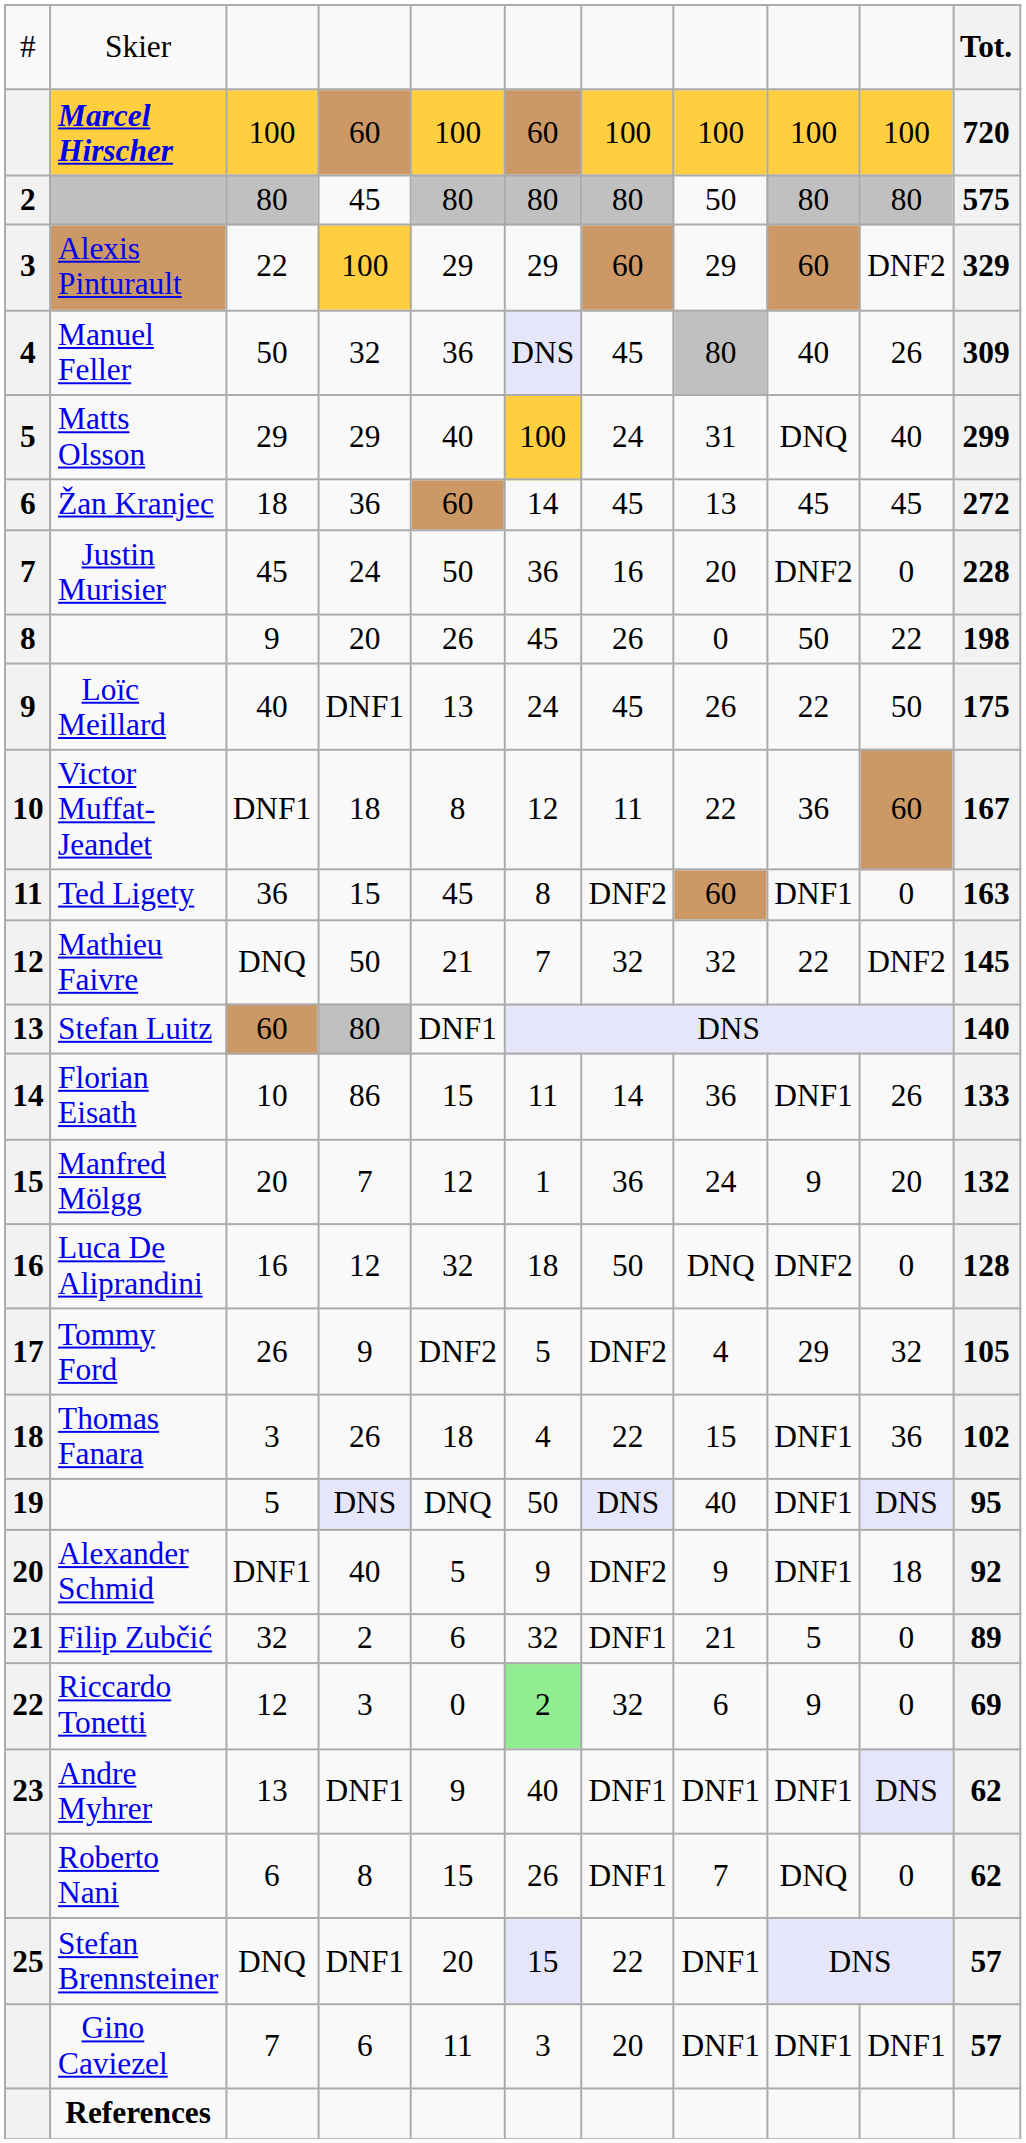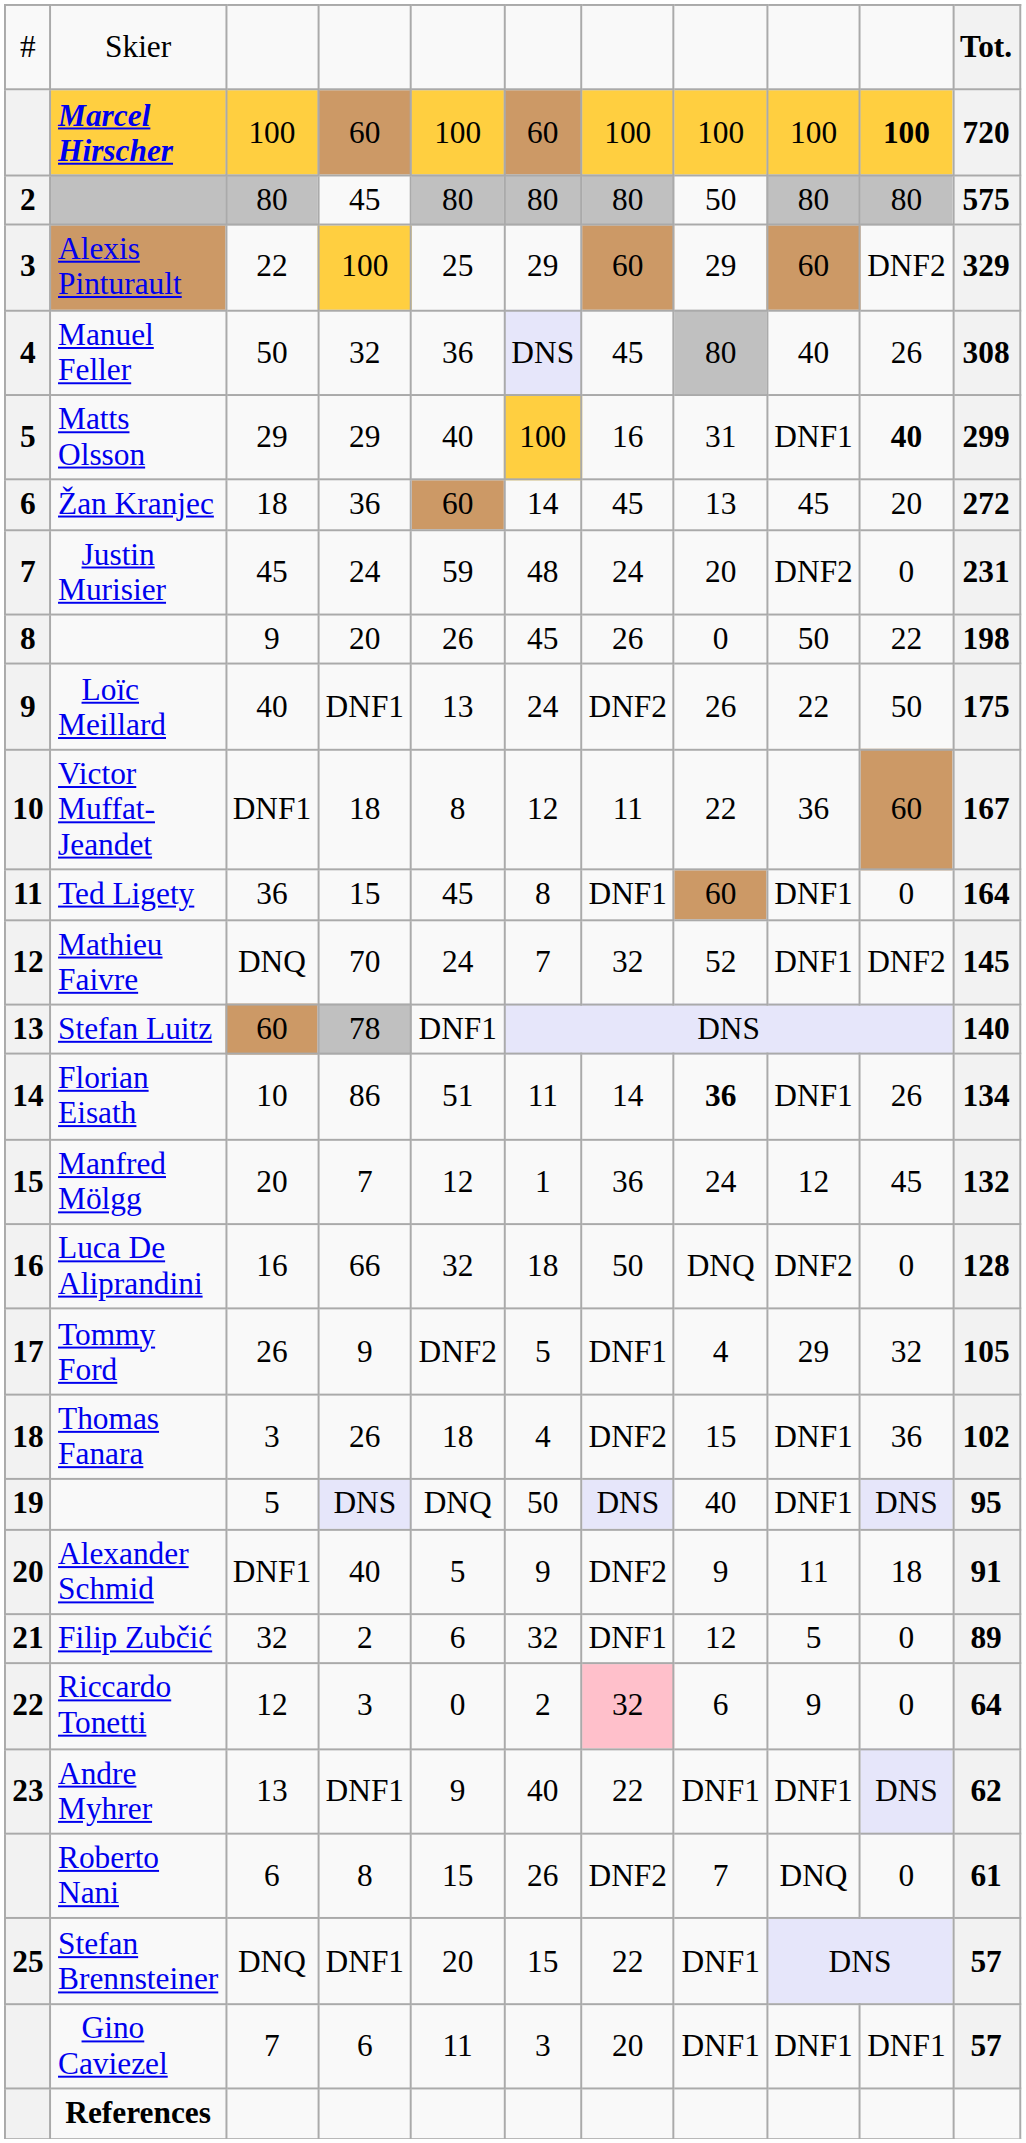(906, 132) normal -> (906, 132) bold
(458, 266) 29 -> (458, 266) 25
(986, 351) 309 -> (986, 351) 308
(628, 436) 24 -> (628, 436) 16
(814, 436) DNQ -> (814, 436) DNF1
(906, 436) normal -> (906, 436) bold
(906, 504) 45 -> (906, 504) 20
(458, 571) 50 -> (458, 571) 59
(543, 571) 36 -> (543, 571) 48
(628, 571) 16 -> (628, 571) 24
(986, 571) 228 -> (986, 571) 231
(628, 706) 45 -> (628, 706) DNF2
(628, 893) DNF2 -> (628, 893) DNF1
(986, 893) 163 -> (986, 893) 164
(365, 961) 50 -> (365, 961) 70
(458, 961) 21 -> (458, 961) 24
(721, 961) 32 -> (721, 961) 52
(814, 961) 22 -> (814, 961) DNF1
(365, 1028) 80 -> (365, 1028) 78
(458, 1096) 15 -> (458, 1096) 51
(721, 1096) normal -> (721, 1096) bold
(986, 1096) 133 -> (986, 1096) 134
(814, 1181) 9 -> (814, 1181) 12
(906, 1181) 20 -> (906, 1181) 45
(365, 1266) 12 -> (365, 1266) 66
(628, 1351) DNF2 -> (628, 1351) DNF1
(628, 1436) 22 -> (628, 1436) DNF2
(814, 1570) DNF1 -> (814, 1570) 11
(986, 1570) 92 -> (986, 1570) 91
(721, 1638) 21 -> (721, 1638) 12
(543, 1705) lightgreen background -> (543, 1705) no background
(628, 1705) no background -> (628, 1705) pink background
(986, 1705) 69 -> (986, 1705) 64
(628, 1790) DNF1 -> (628, 1790) 22
(628, 1875) DNF1 -> (628, 1875) DNF2
(986, 1875) 62 -> (986, 1875) 61
(543, 1960) lavender background -> (543, 1960) no background
